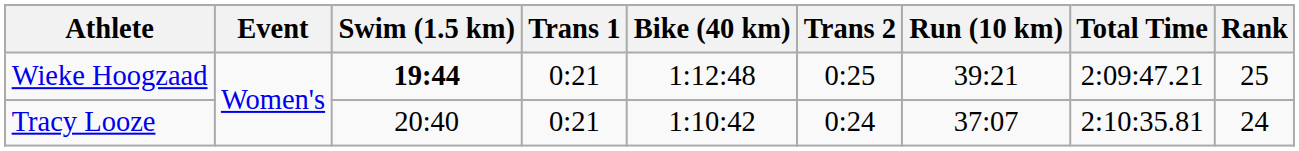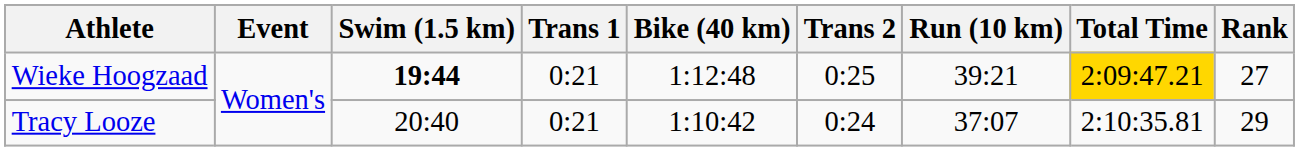(1142, 75) no background -> (1142, 75) gold background
(1255, 75) 25 -> (1255, 75) 27
(1255, 122) 24 -> (1255, 122) 29
